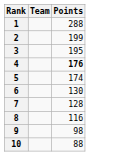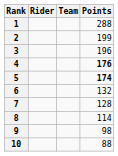+ column: (42, 11)
(76, 51) 195 -> (104, 51) 196
(76, 78) normal -> (104, 78) bold
(76, 91) 130 -> (104, 91) 132
(76, 118) 116 -> (104, 118) 114
